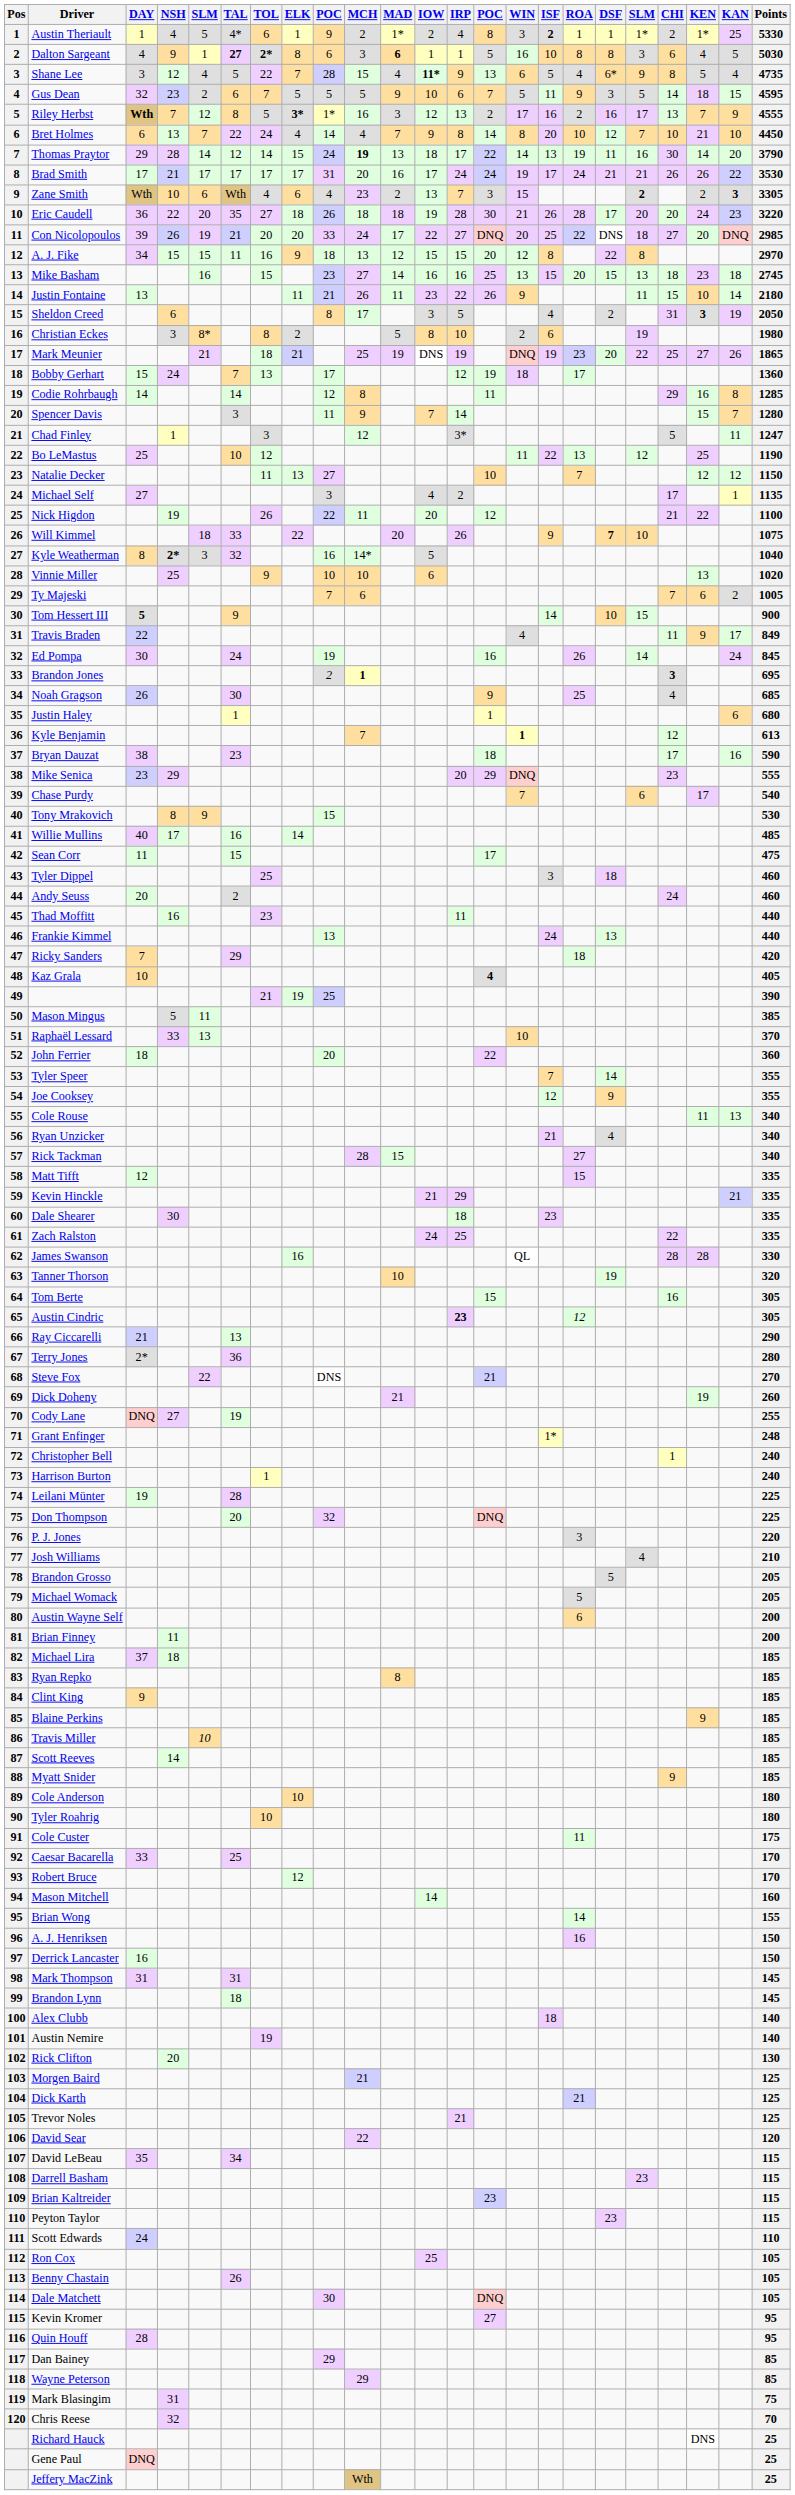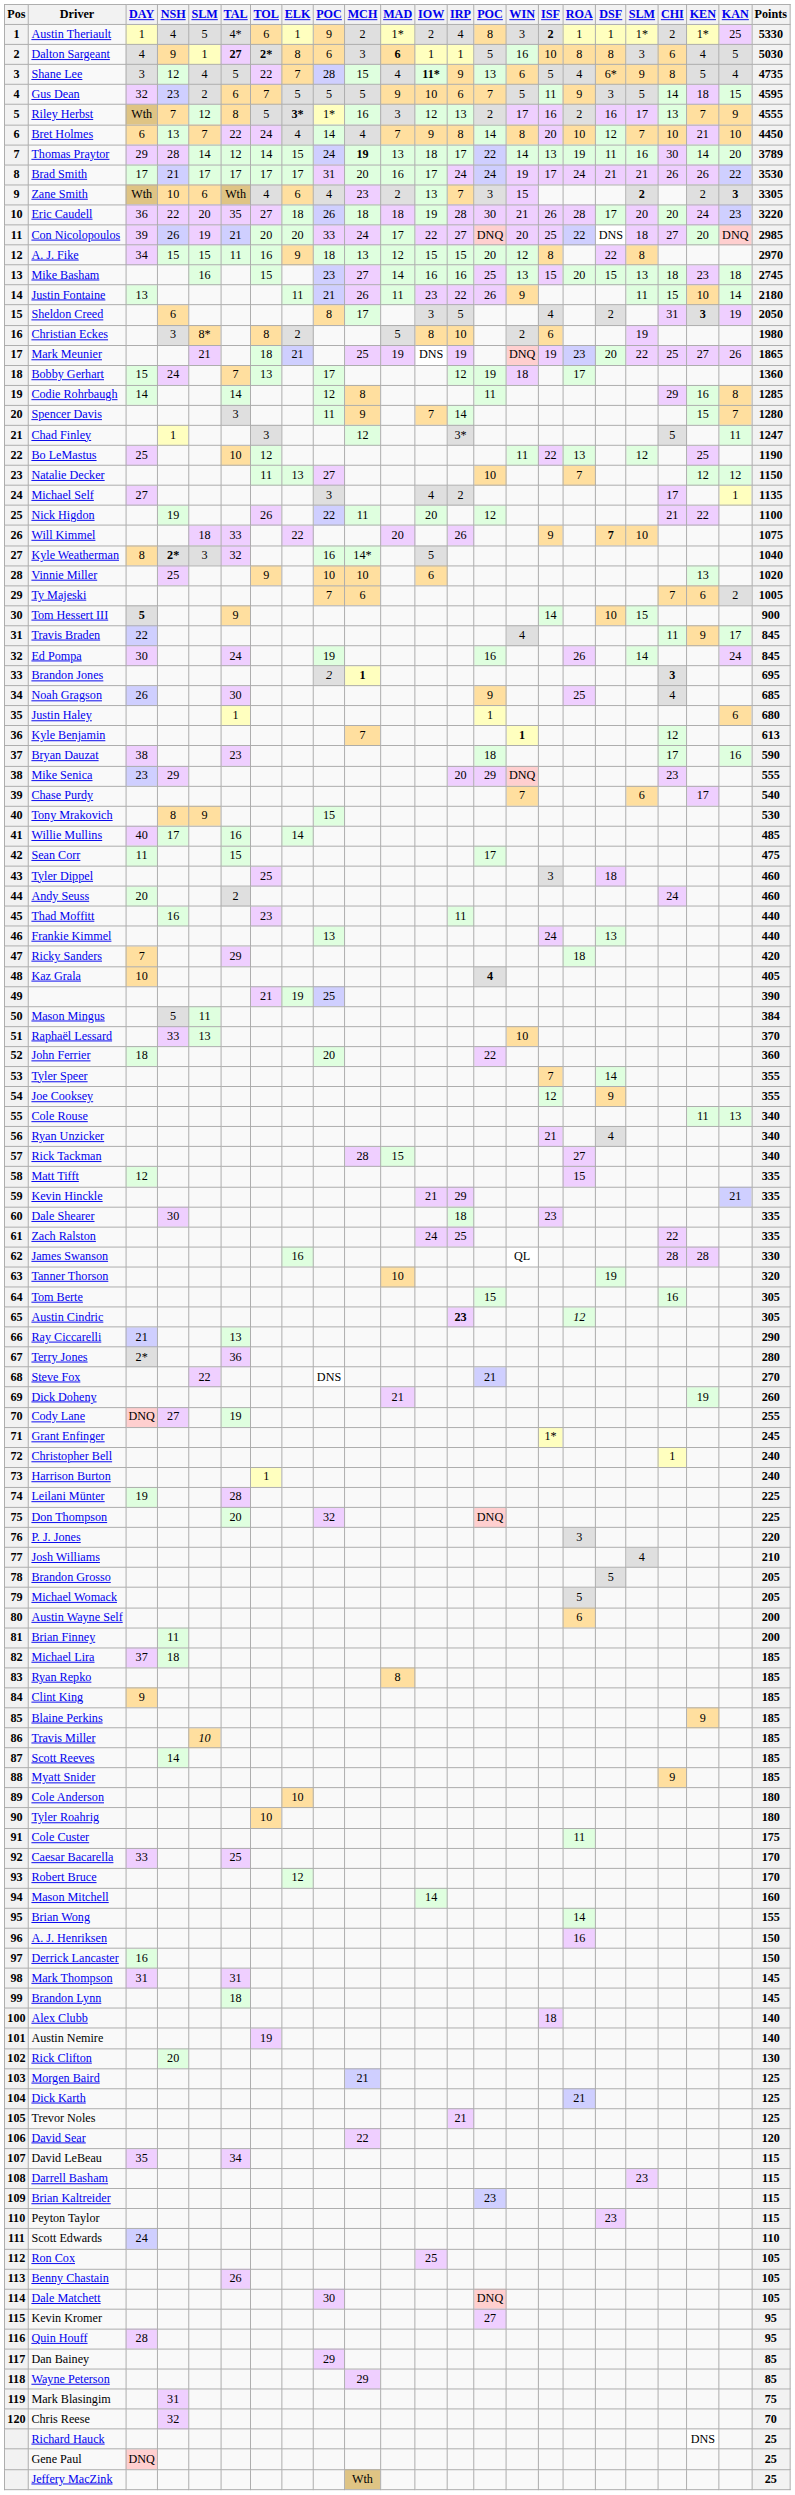(142, 114) bold -> (142, 114) normal
(771, 154) 3790 -> (771, 154) 3789
(771, 635) 849 -> (771, 635) 845
(771, 1016) 385 -> (771, 1016) 384
(771, 1437) 248 -> (771, 1437) 245
